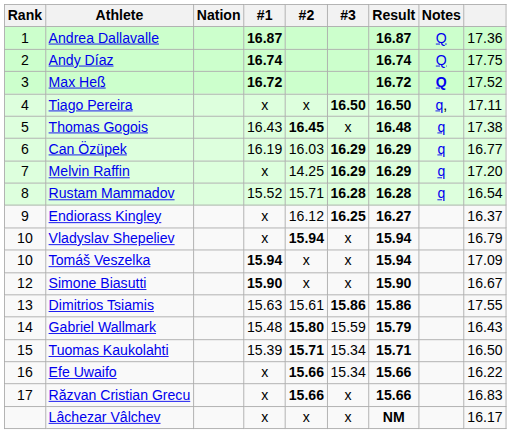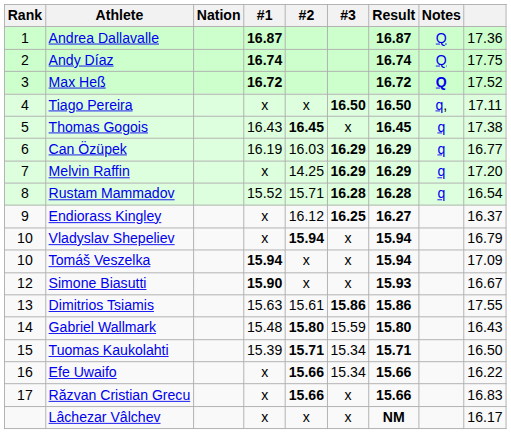(394, 127) 16.48 -> (394, 127) 16.45
(394, 283) 15.90 -> (394, 283) 15.93
(394, 328) 15.79 -> (394, 328) 15.80
